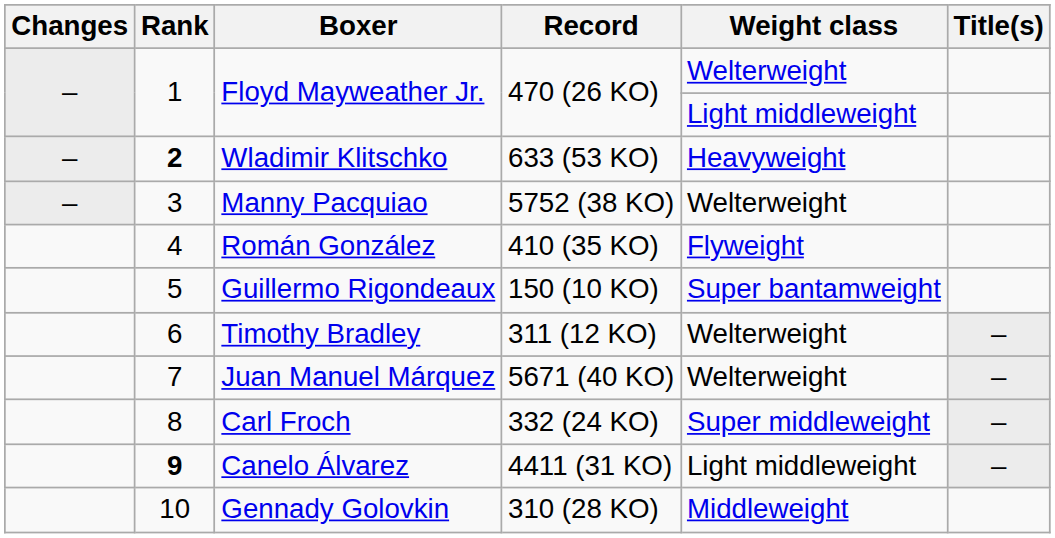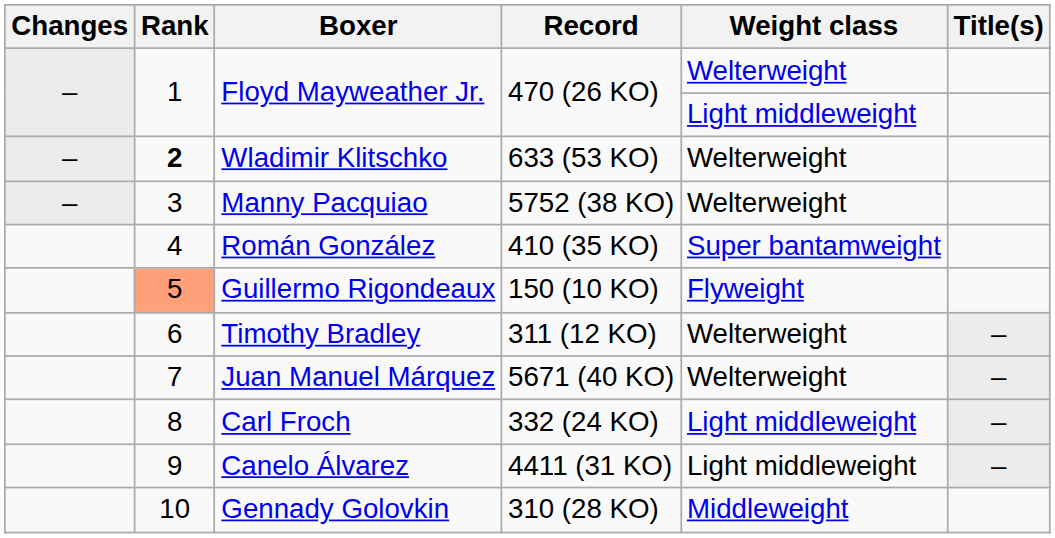(766, 158) Heavyweight -> (767, 158) Welterweight
(745, 245) Flyweight -> (814, 245) Super bantamweight
(175, 289) no background -> (175, 289) lightsalmon background
(814, 289) Super bantamweight -> (745, 289) Flyweight
(809, 421) Super middleweight -> (802, 421) Light middleweight
(175, 465) bold -> (175, 465) normal
